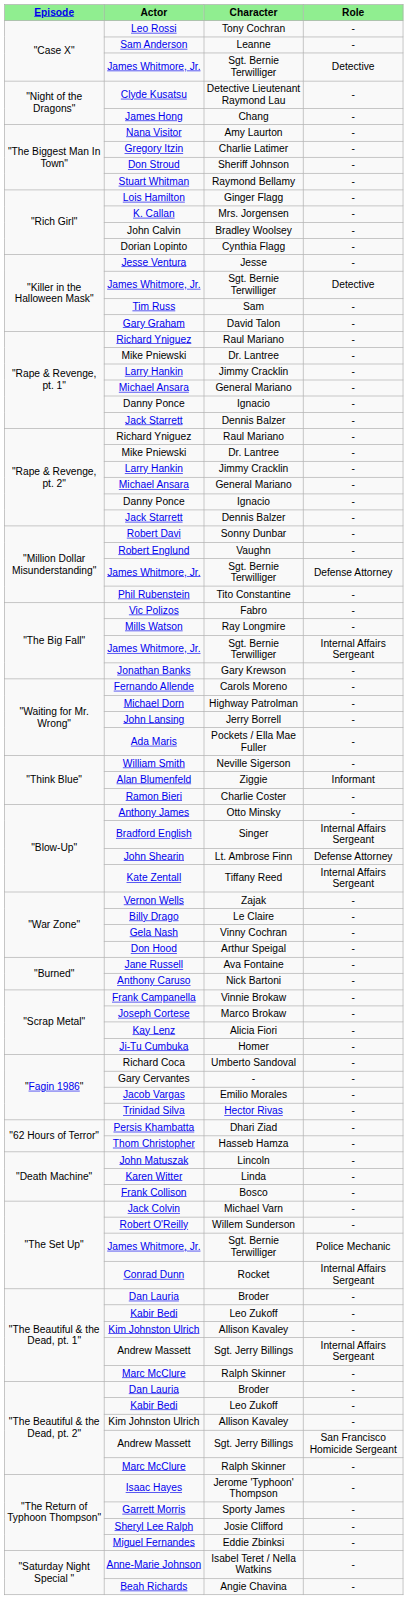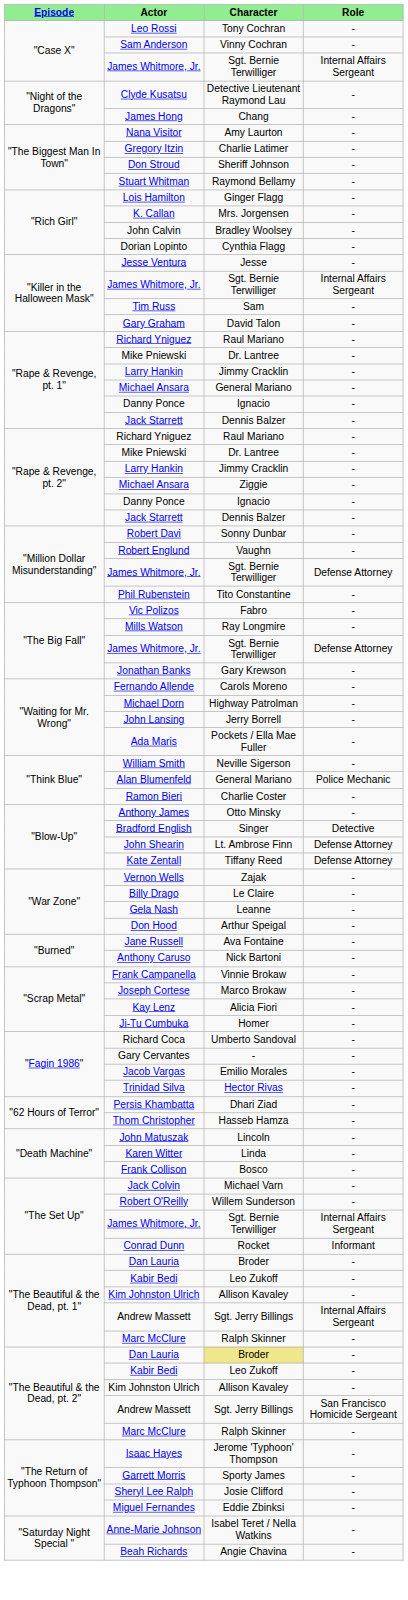(254, 45) Leanne -> (254, 45) Vinny Cochran
(353, 67) Detective -> (353, 67) Internal Affairs Sergeant
(353, 285) Detective -> (353, 285) Internal Affairs Sergeant
(254, 485) General Mariano -> (254, 485) Ziggie
(353, 649) Internal Affairs Sergeant -> (353, 649) Defense Attorney
(254, 780) Ziggie -> (254, 780) General Mariano
(353, 780) Informant -> (353, 780) Police Mechanic
(353, 834) Internal Affairs Sergeant -> (353, 828) Detective
(353, 878) Internal Affairs Sergeant -> (353, 861) Defense Attorney
(254, 933) Vinny Cochran -> (254, 909) Leanne
(353, 1247) Police Mechanic -> (353, 1224) Internal Affairs Sergeant
(353, 1275) Internal Affairs Sergeant -> (353, 1246) Informant
(254, 1389) no background -> (254, 1355) khaki background
